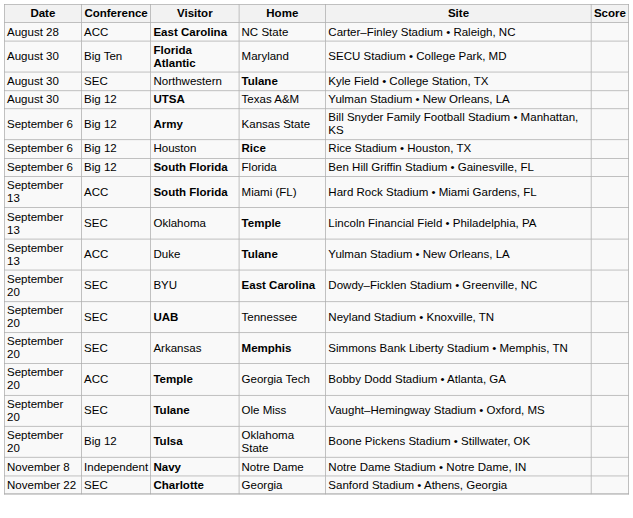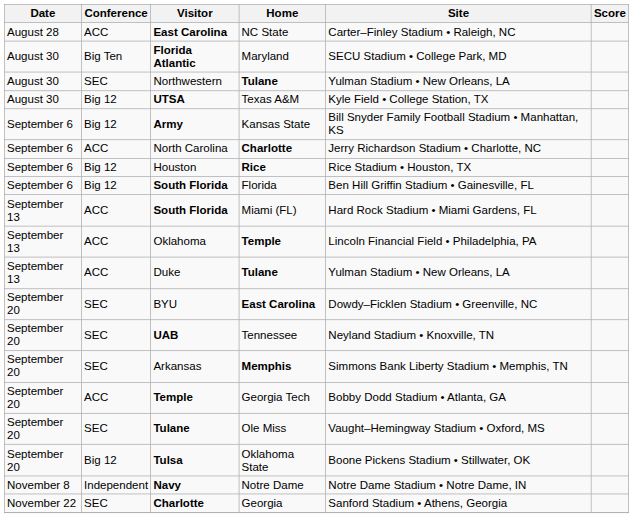(408, 81) Kyle Field • College Station, TX -> (419, 81) Yulman Stadium • New Orleans, LA
(419, 99) Yulman Stadium • New Orleans, LA -> (408, 99) Kyle Field • College Station, TX
+ row: (191, 149)
(96, 223) SEC -> (96, 241) ACC
